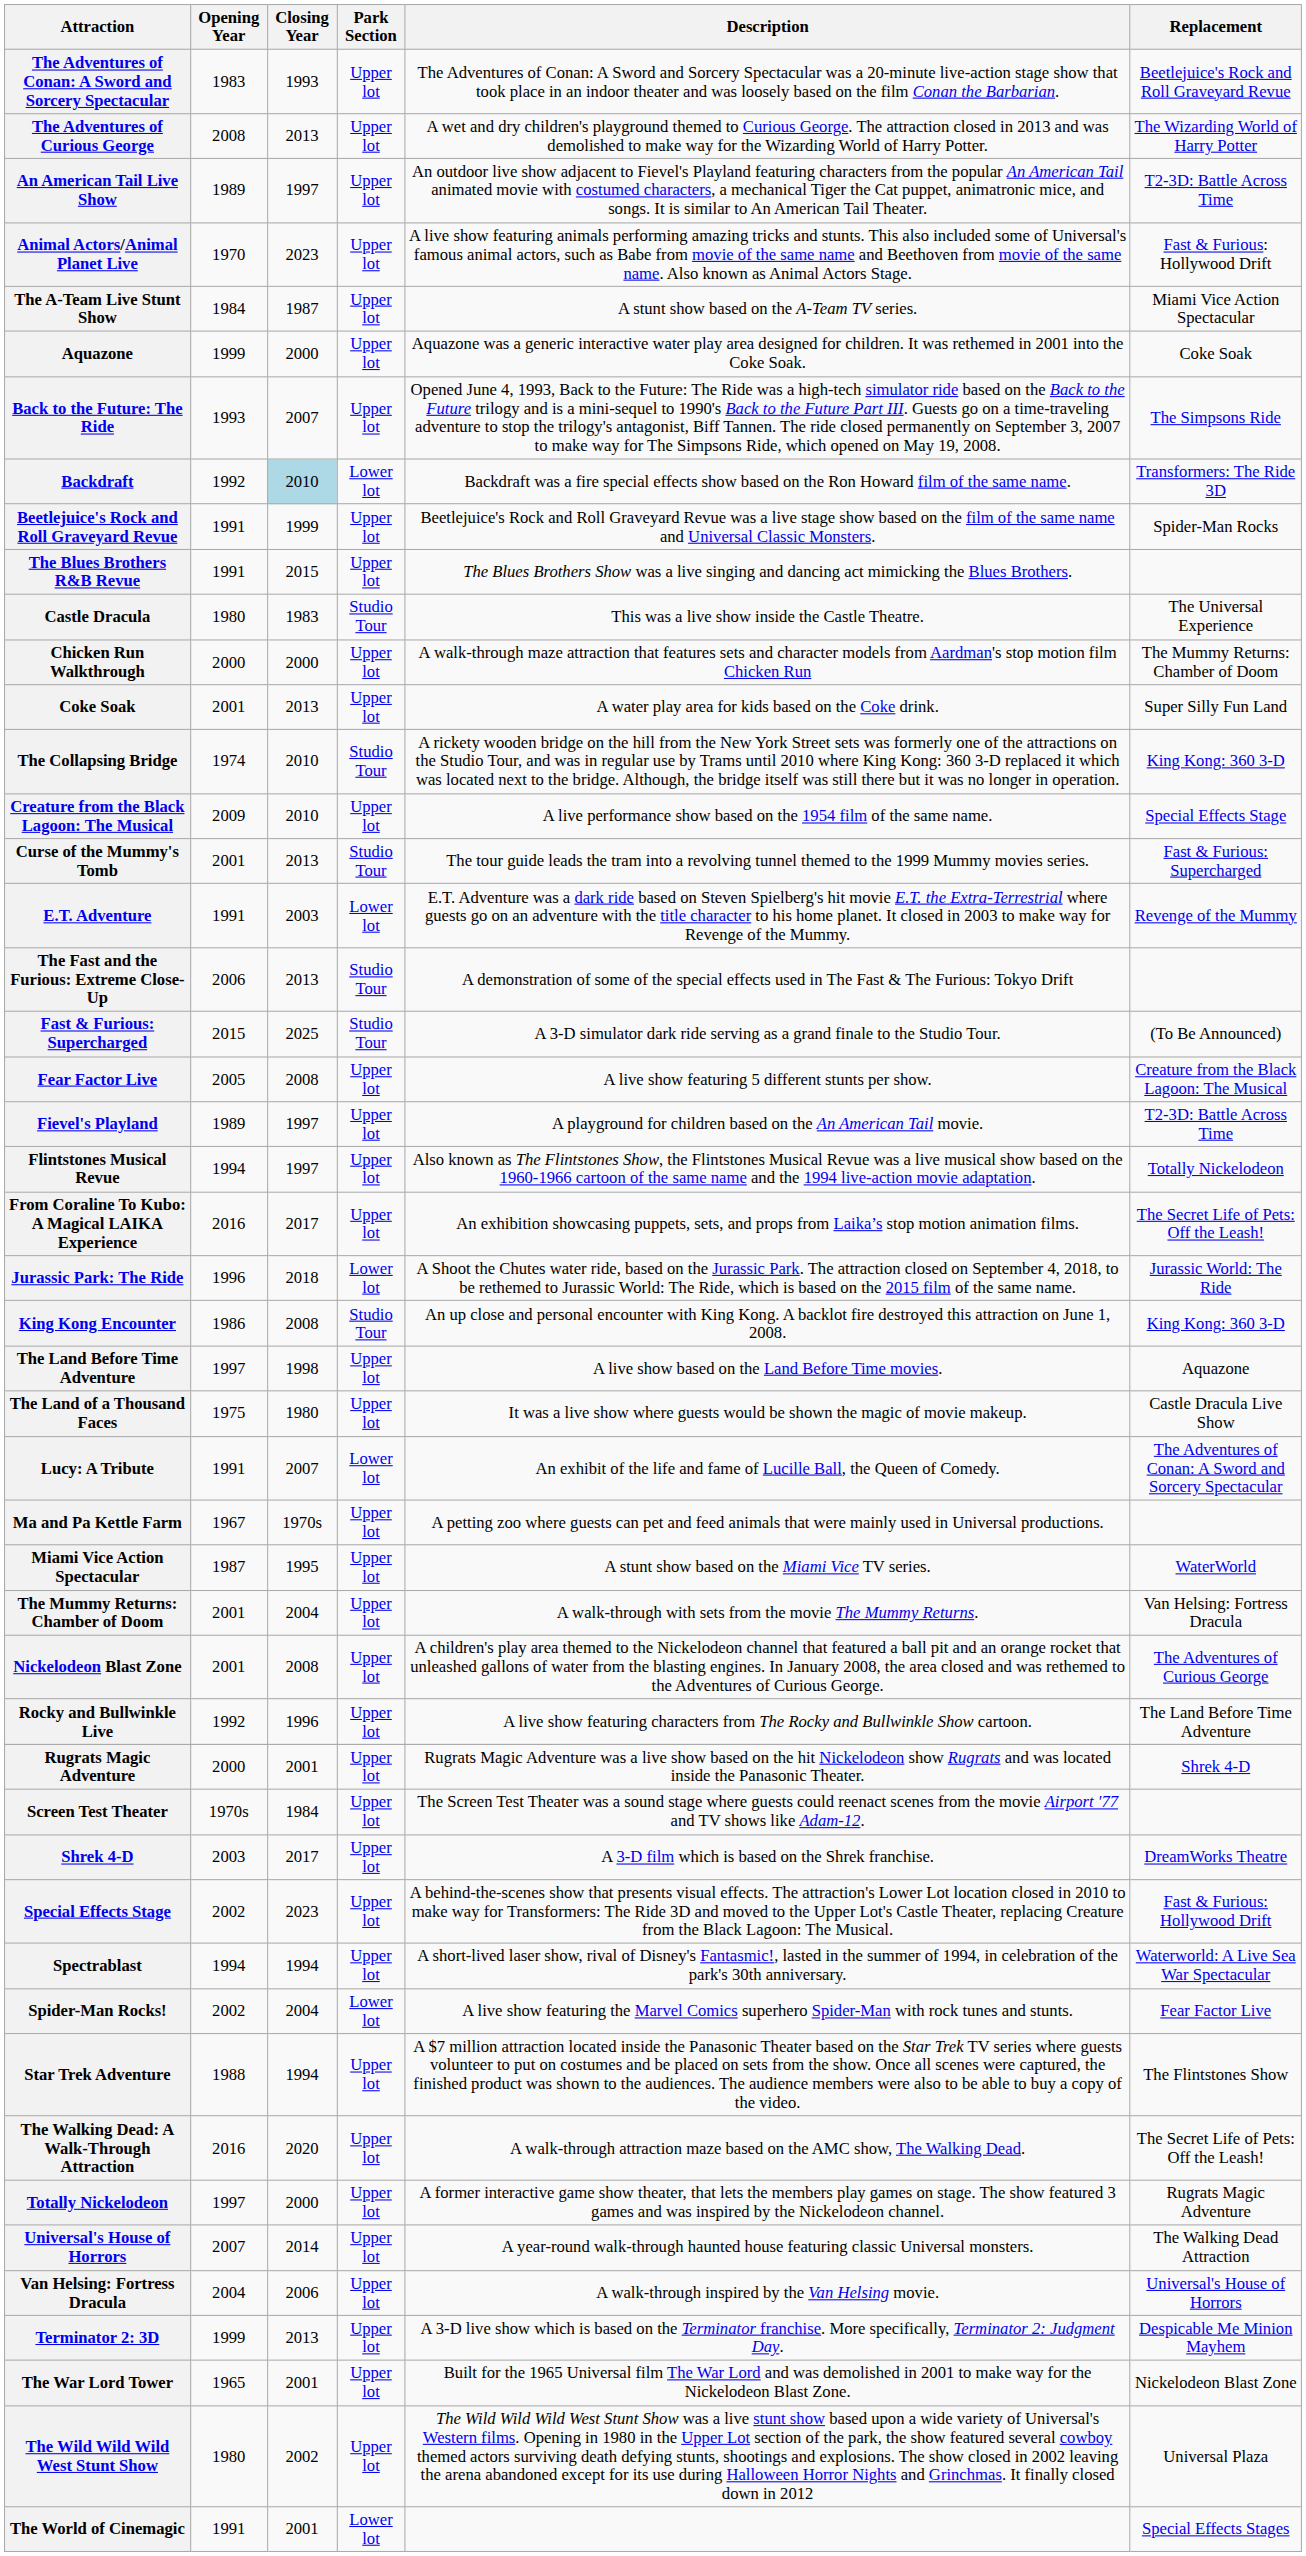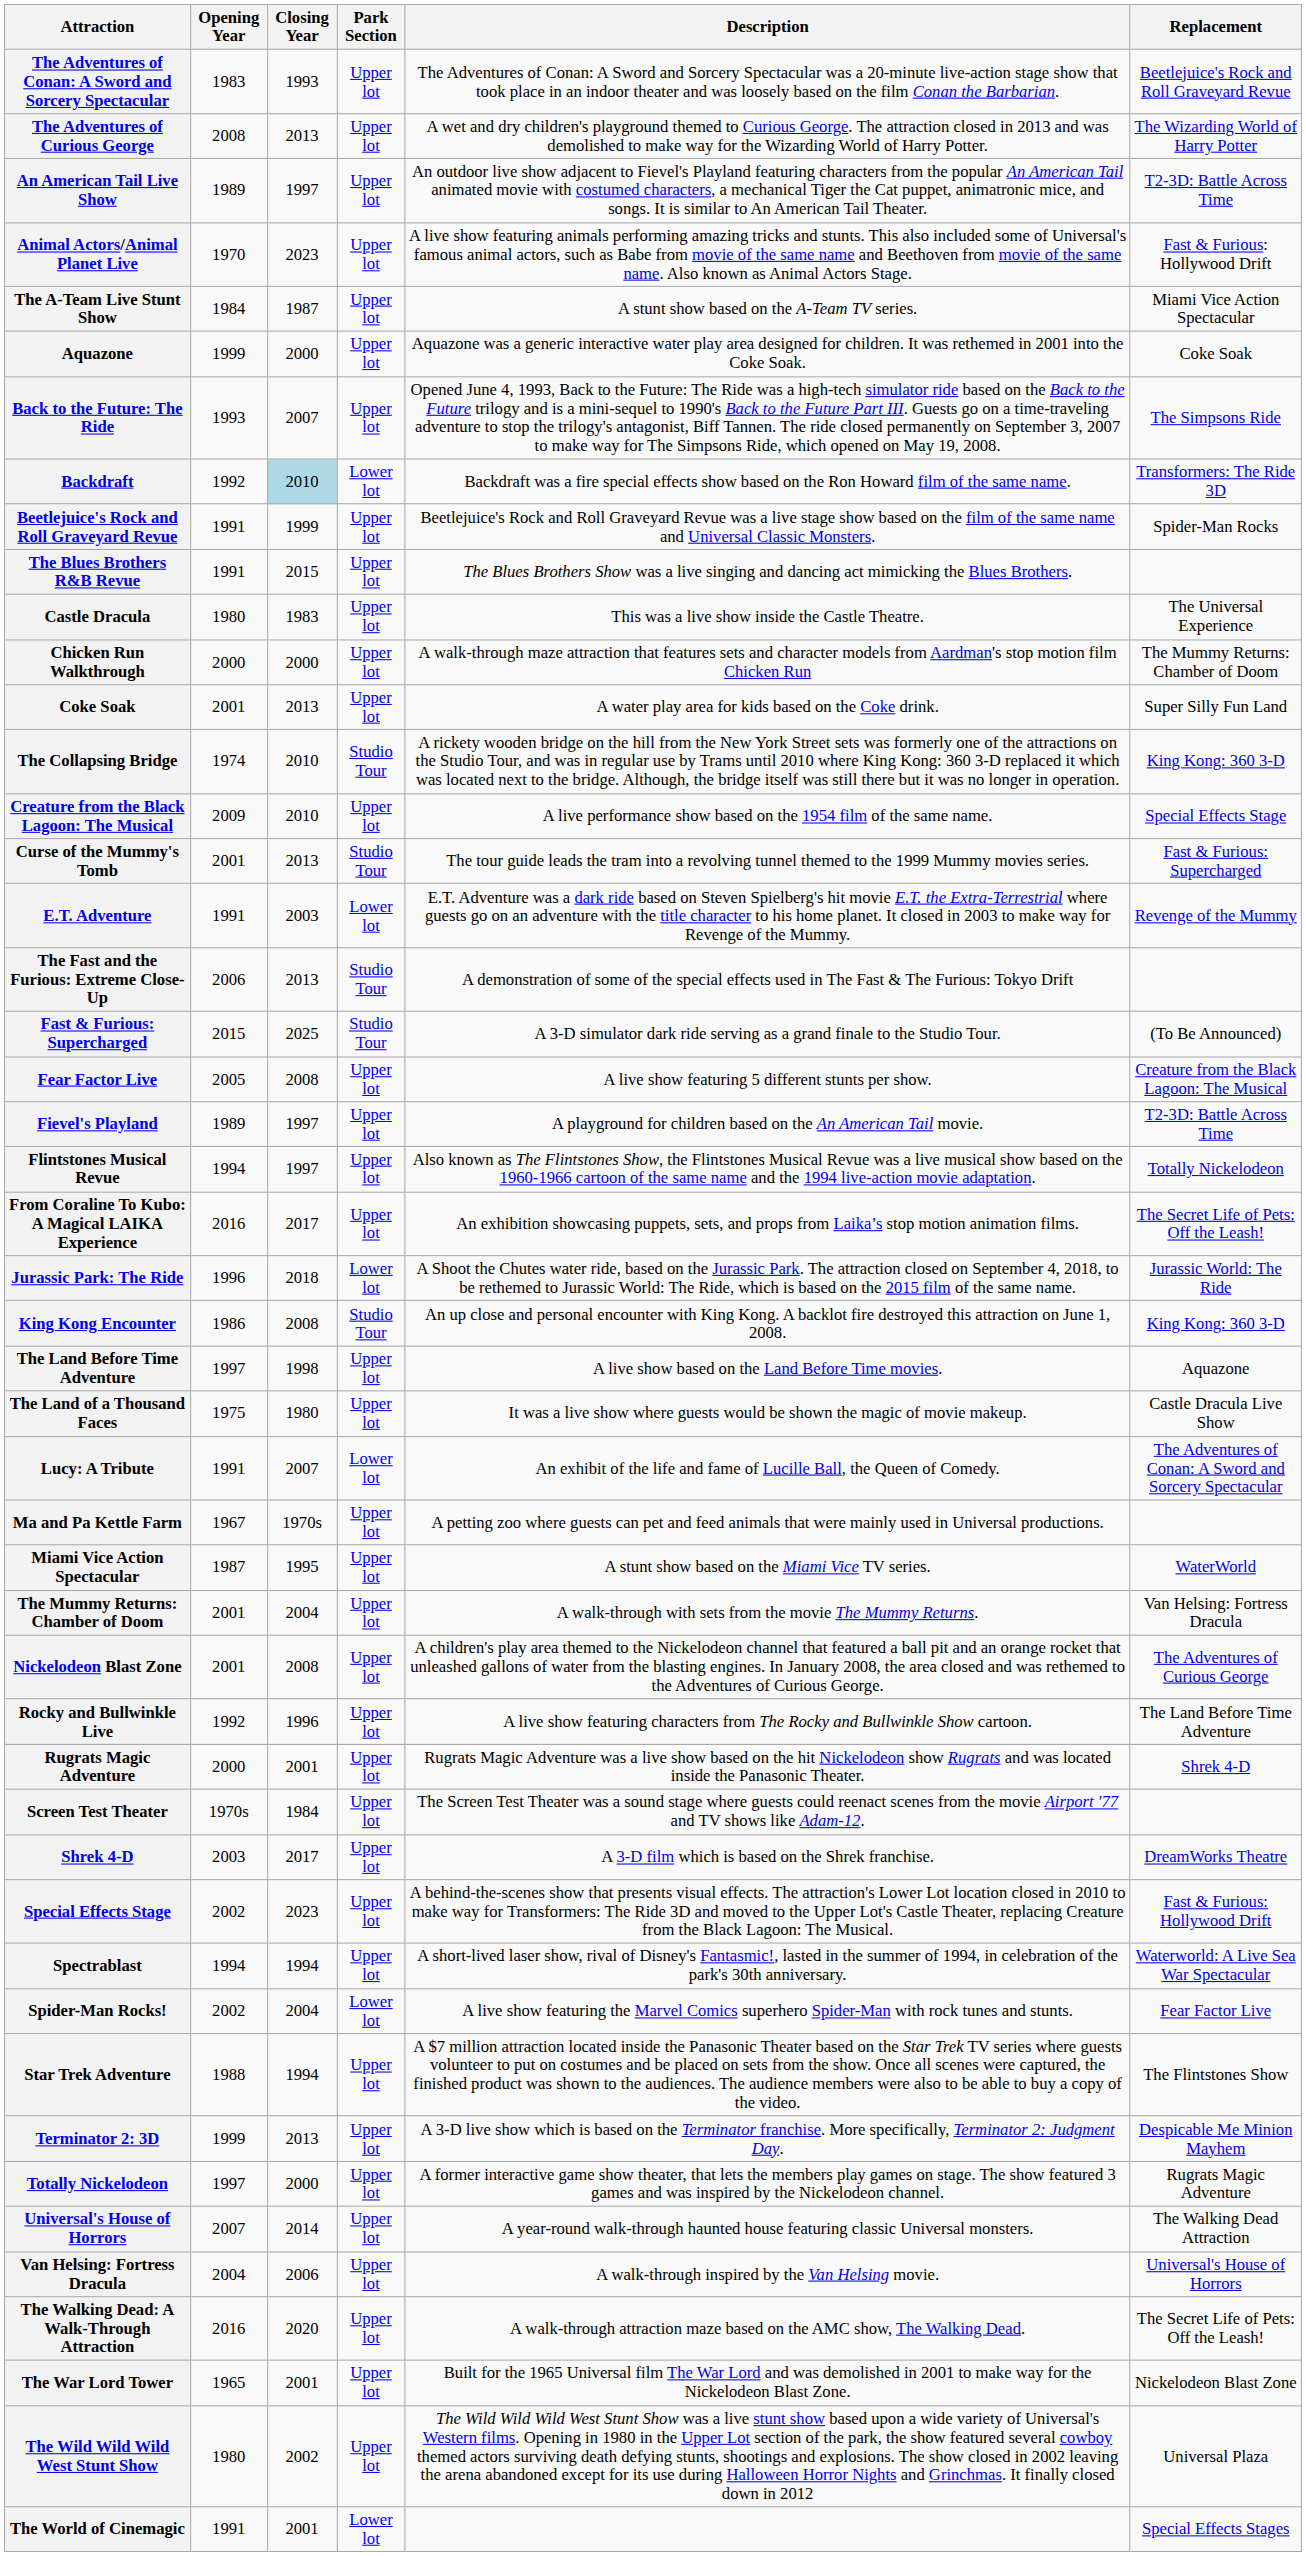(371, 616) Studio Tour -> (371, 616) Upper lot
rows swapped: (97, 2337) <-> (97, 2148)
